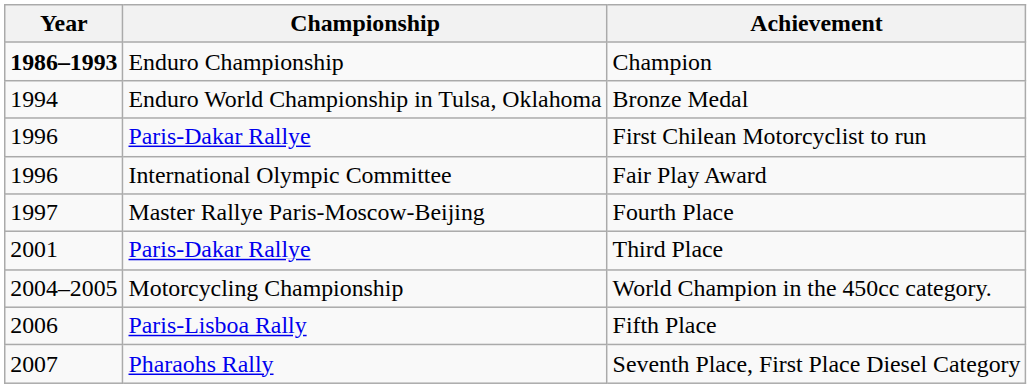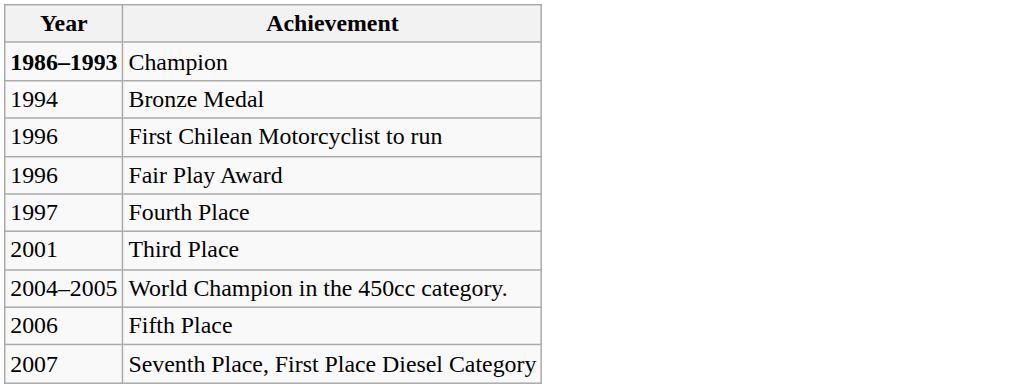- column: (365, 23)
